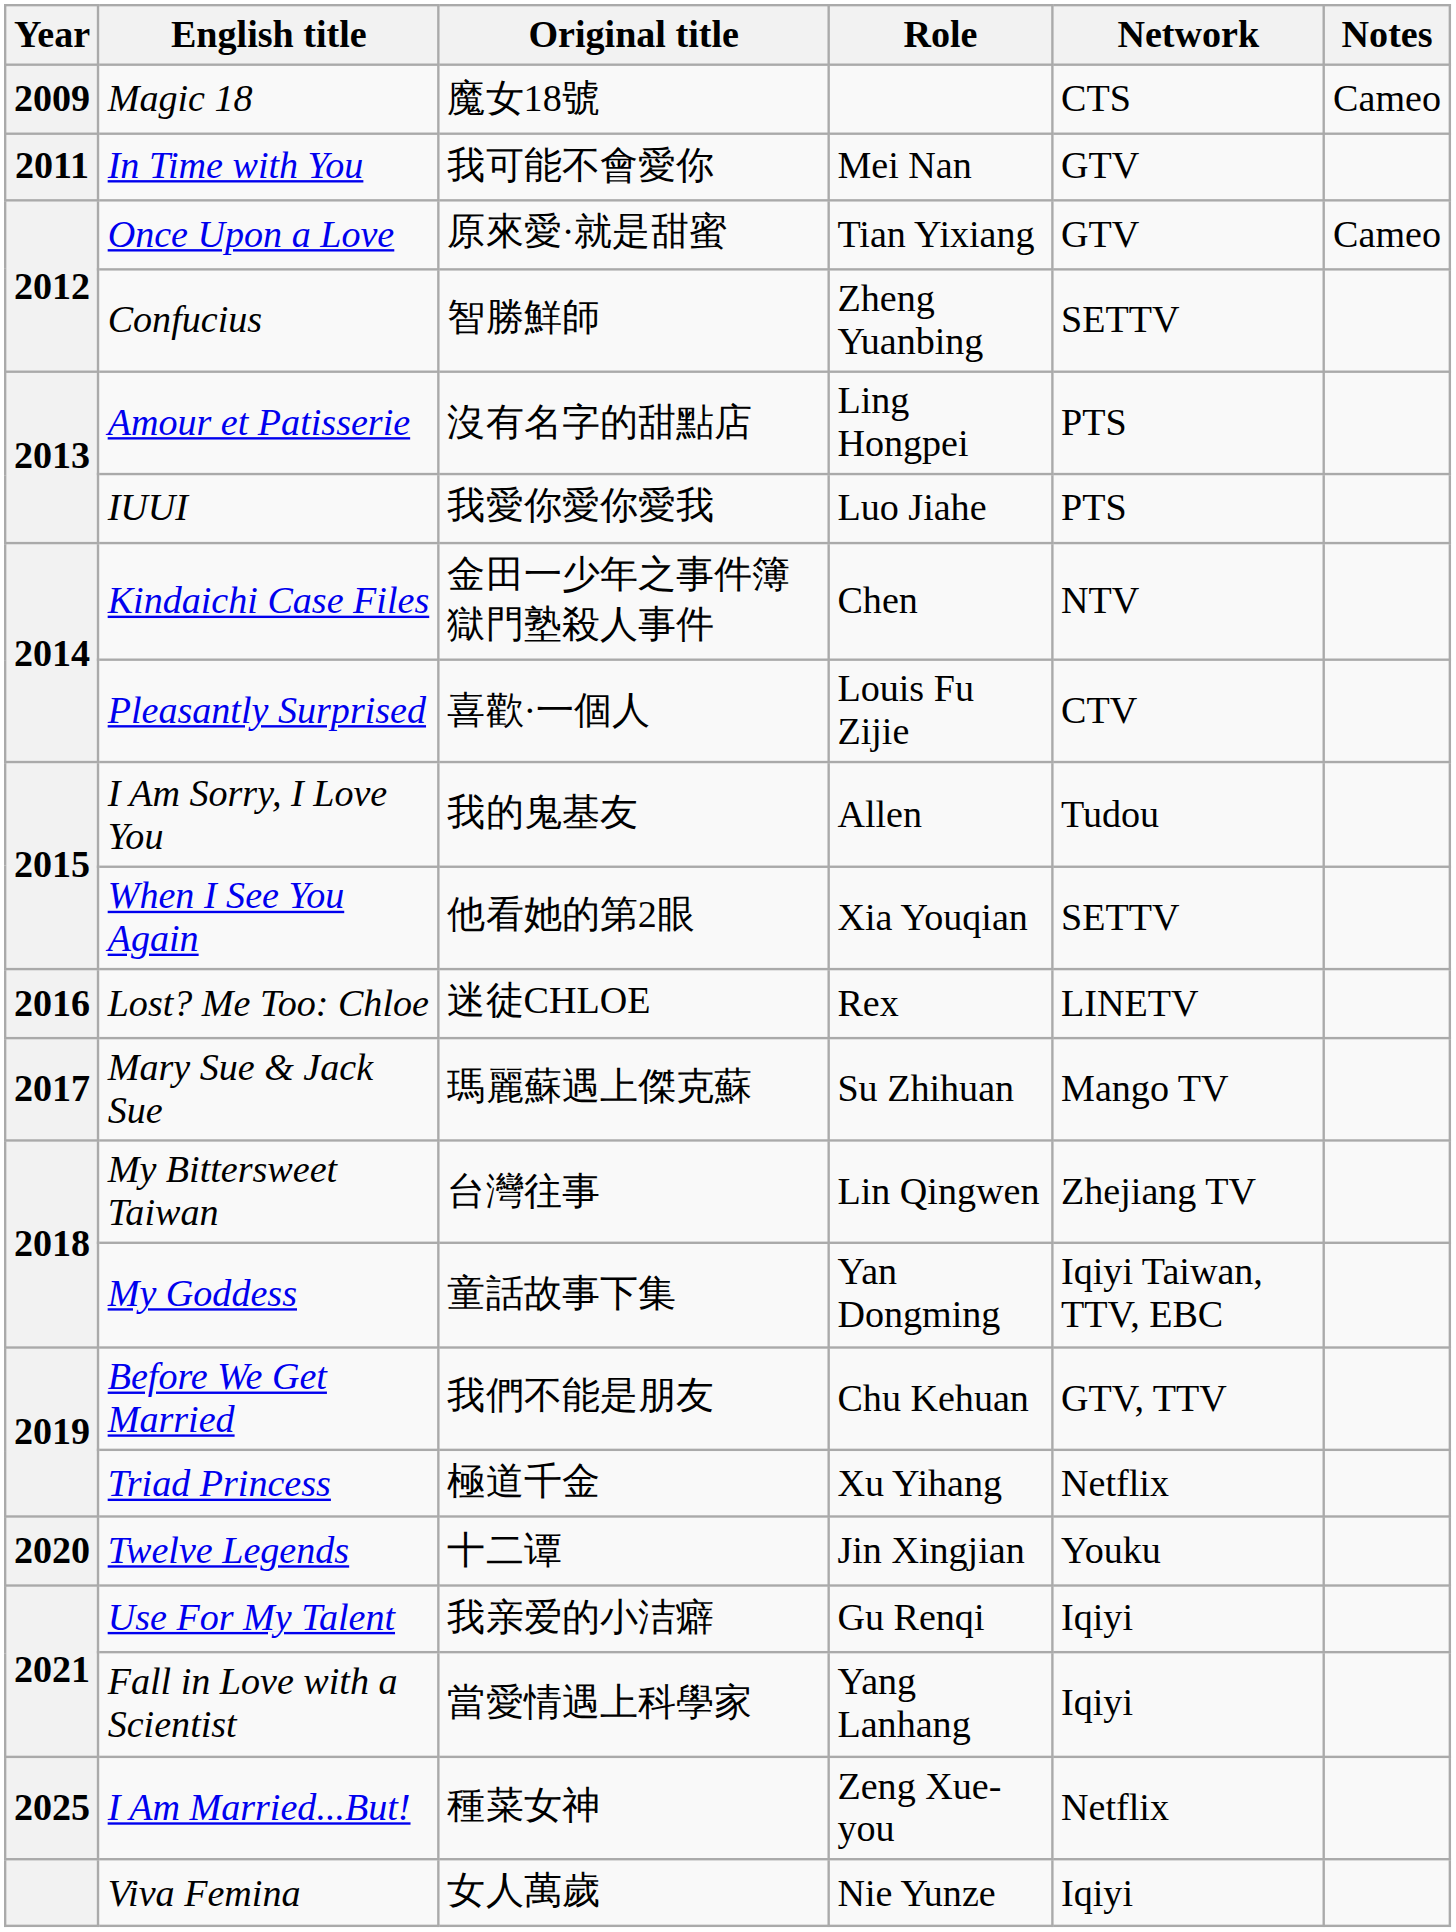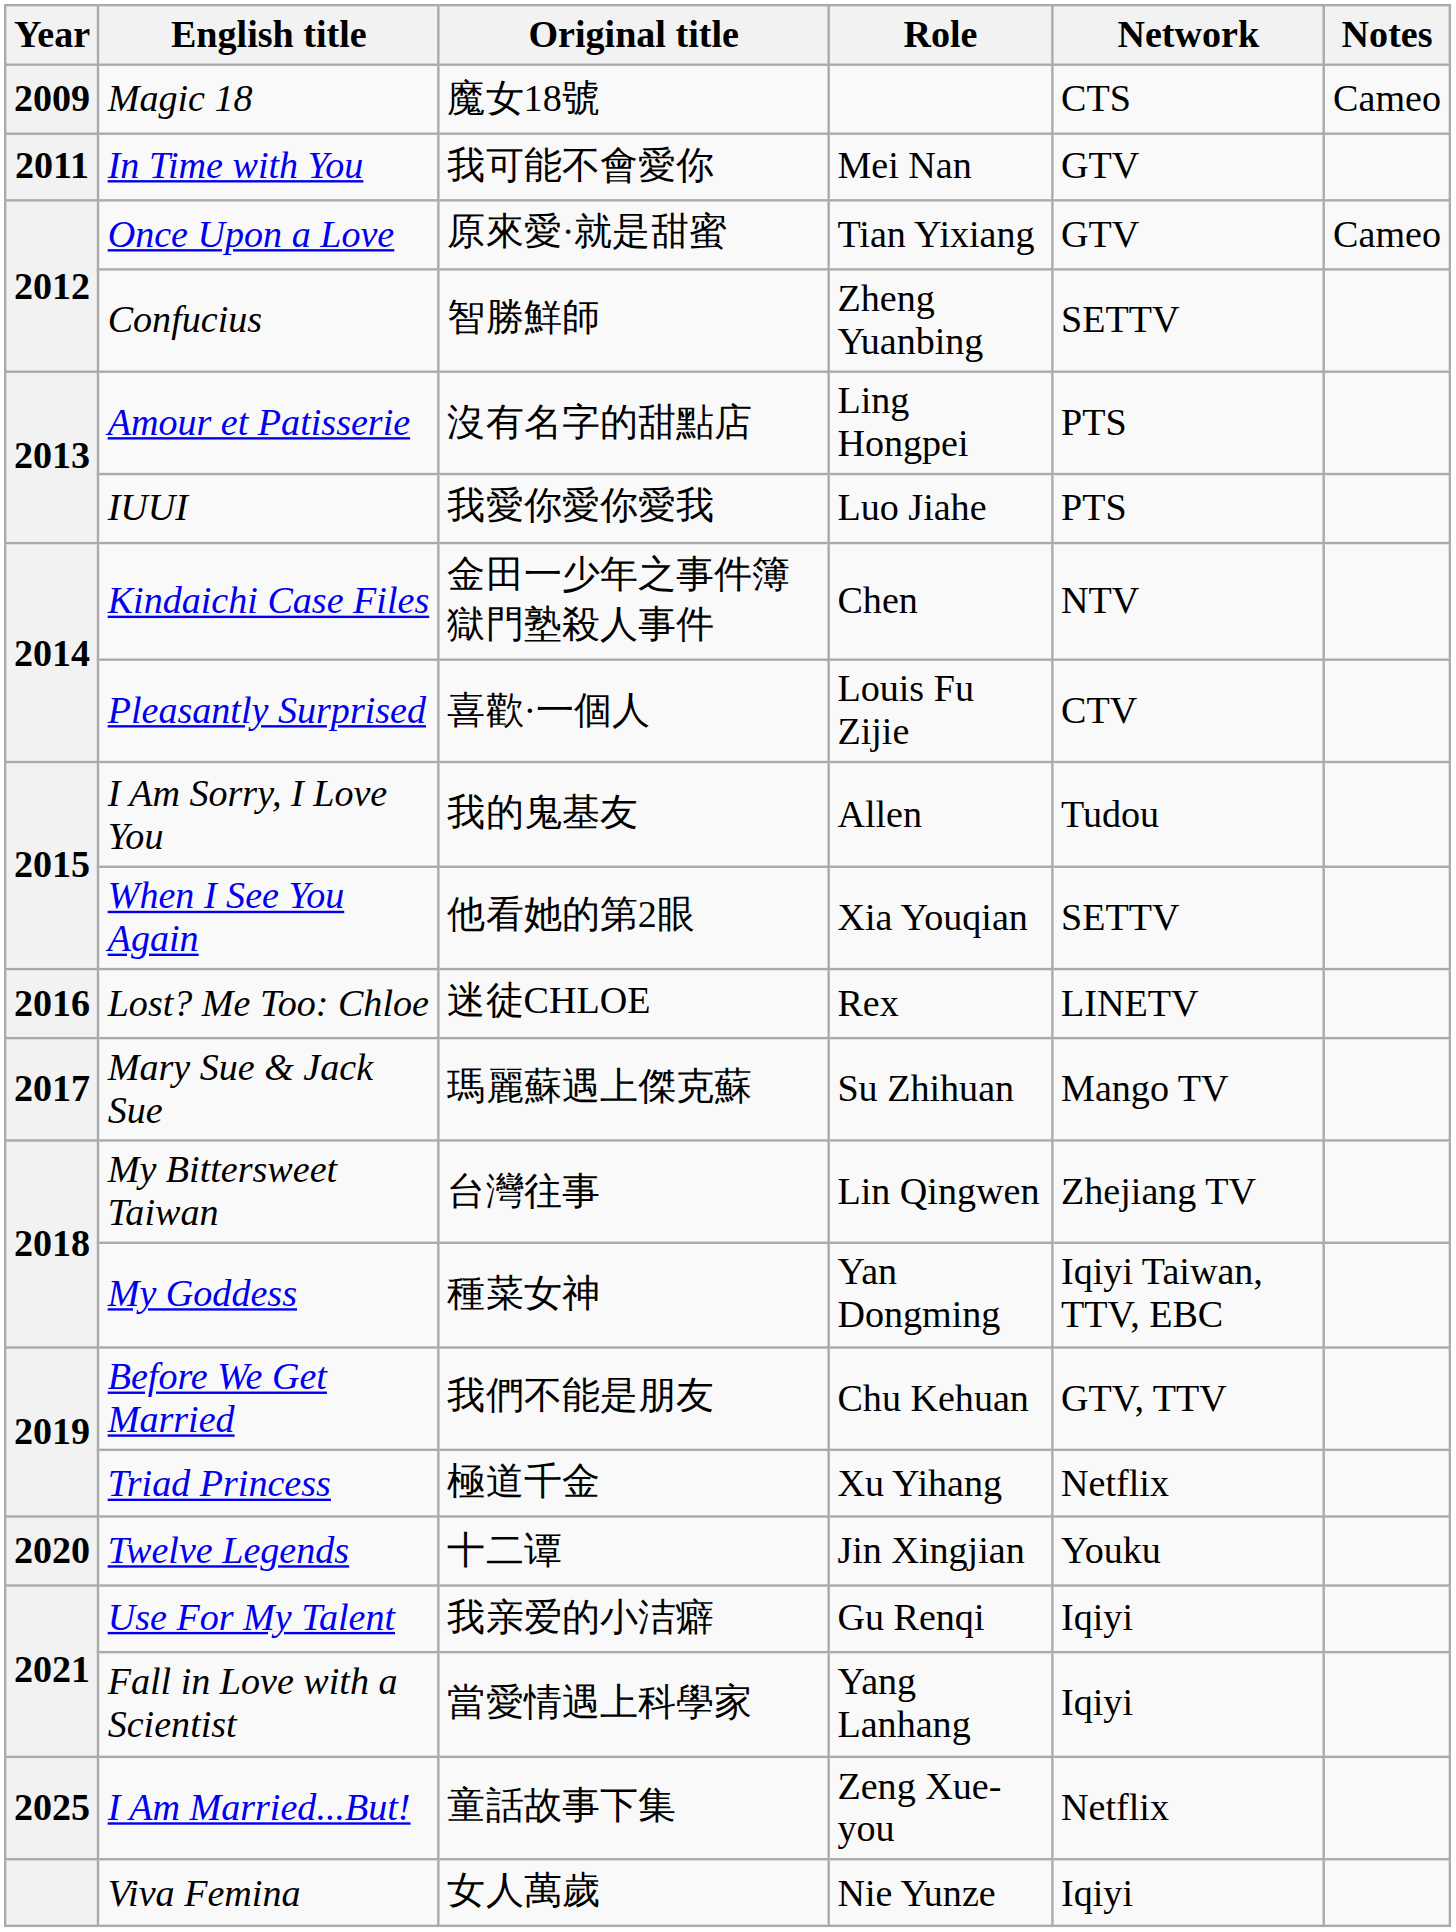(562, 1293) 童話故事下集 -> (524, 1293) 種菜女神
(524, 1805) 種菜女神 -> (562, 1805) 童話故事下集
